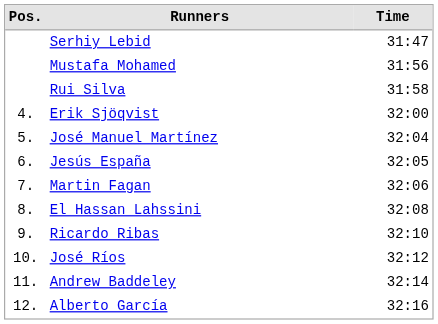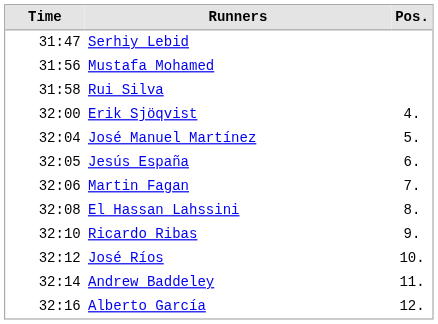columns swapped: (26, 17) <-> (393, 17)
